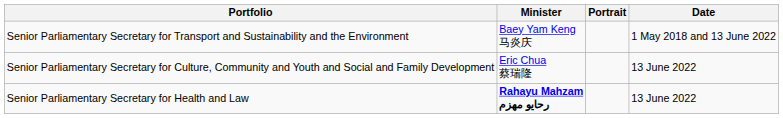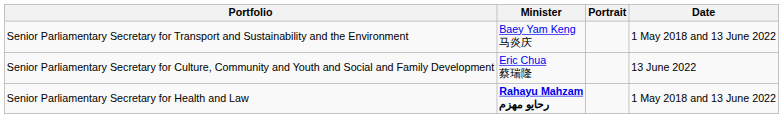(664, 98) 13 June 2022 -> (704, 98) 1 May 2018 and 13 June 2022
